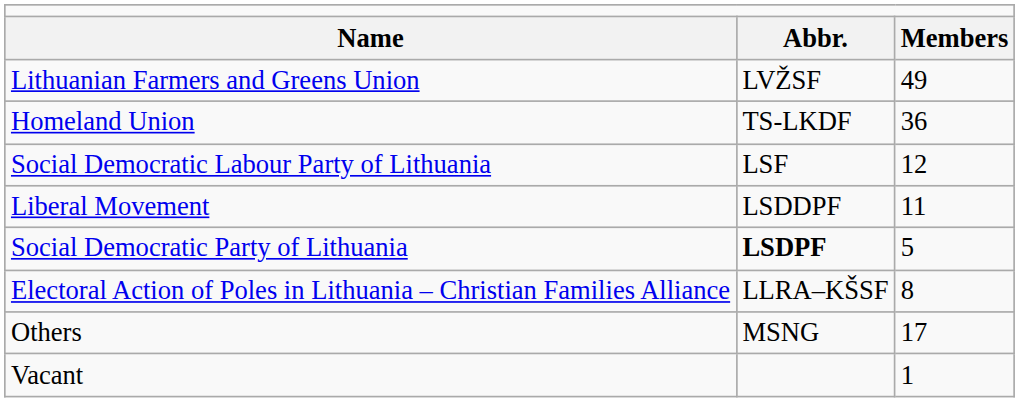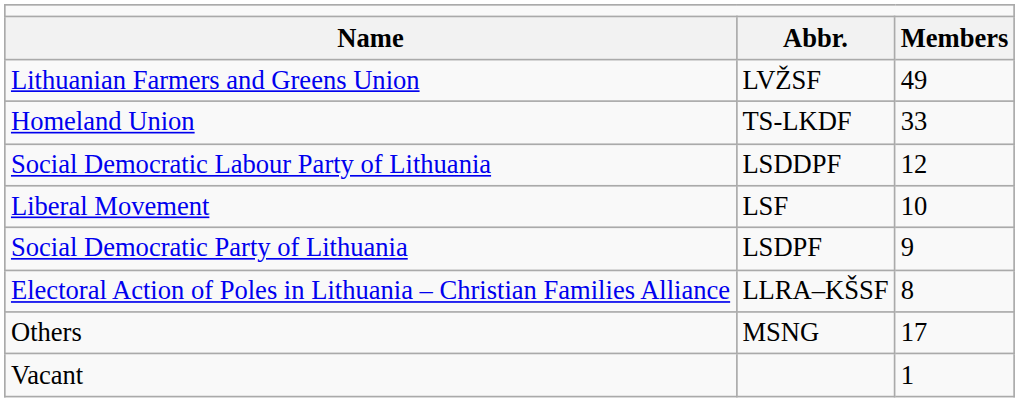(914, 122) 36 -> (914, 122) 33
(765, 164) LSF -> (792, 164) LSDDPF
(792, 206) LSDDPF -> (765, 206) LSF
(914, 206) 11 -> (914, 206) 10
(784, 248) bold -> (782, 248) normal
(907, 248) 5 -> (907, 248) 9
